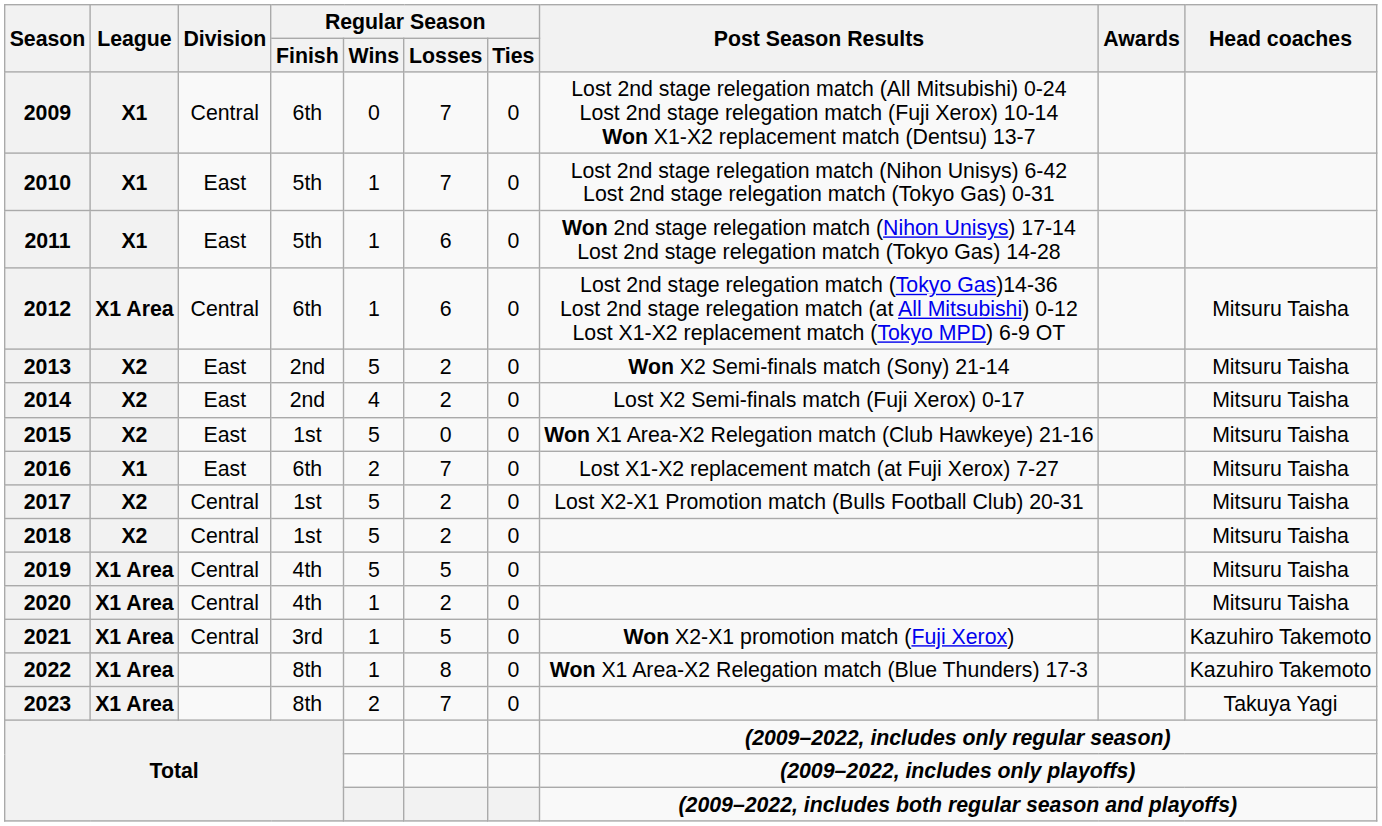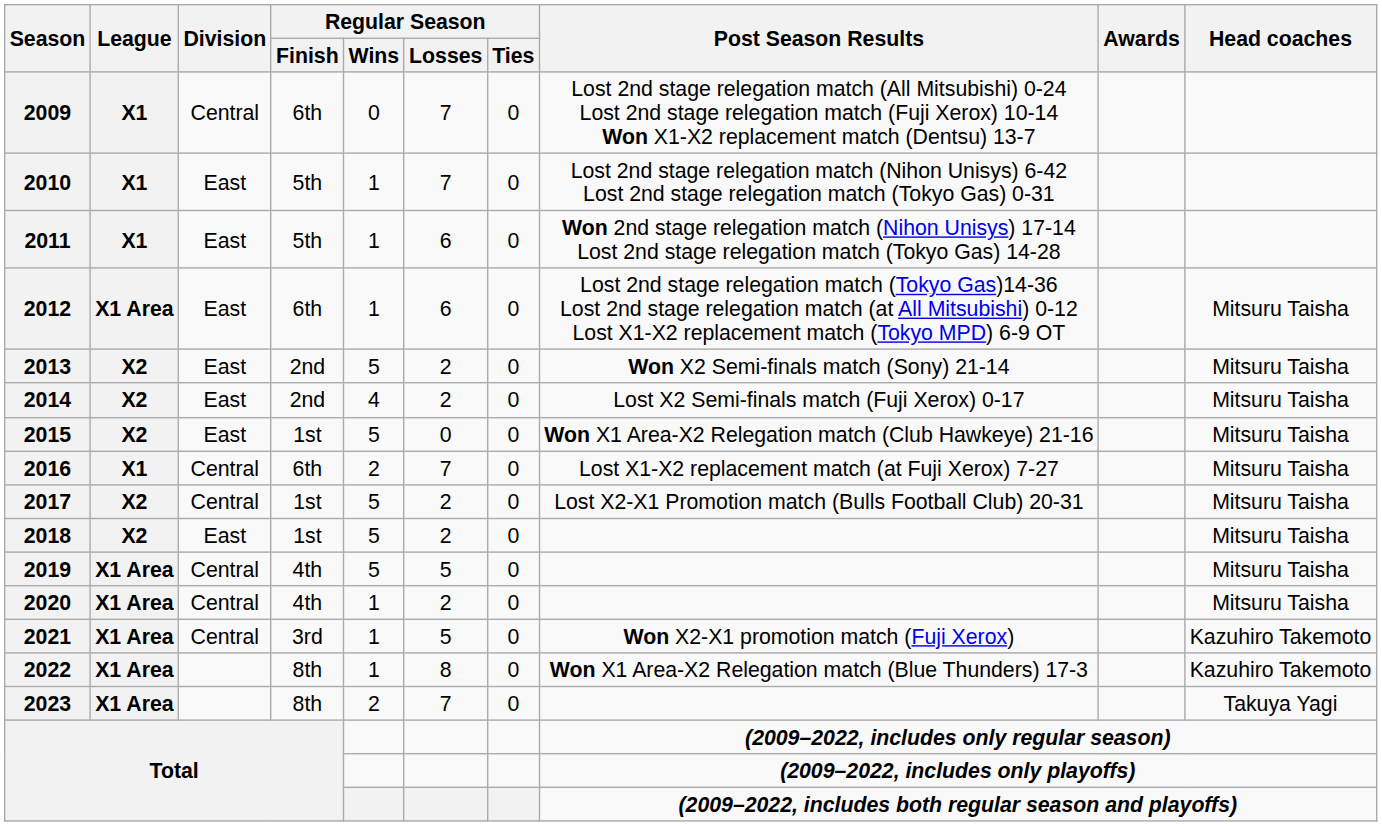(225, 309) Central -> (225, 309) East
(225, 468) East -> (225, 468) Central
(225, 535) Central -> (225, 535) East
